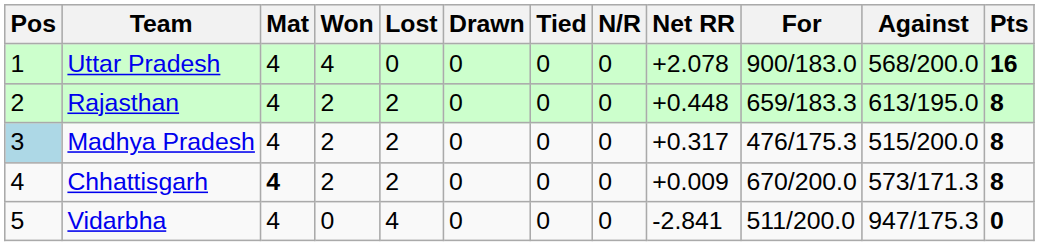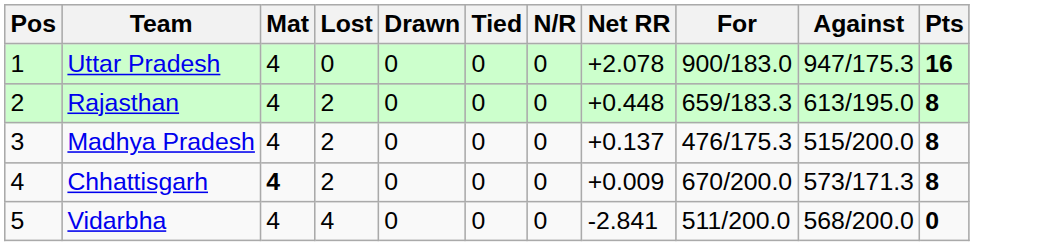- column: (347, 24)
(923, 63) 568/200.0 -> (859, 63) 947/175.3
(17, 142) lightblue background -> (17, 142) no background
(691, 142) +0.317 -> (626, 142) +0.137
(923, 220) 947/175.3 -> (859, 220) 568/200.0
